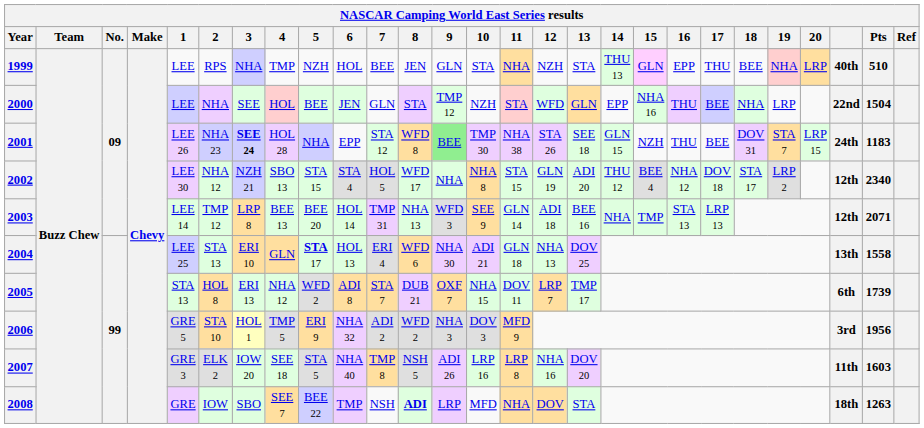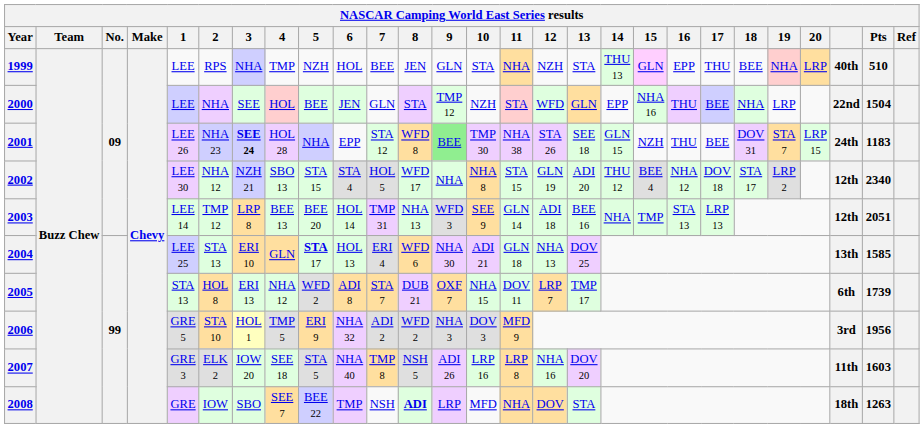(878, 217) 2071 -> (878, 217) 2051
(878, 254) 1558 -> (878, 254) 1585
